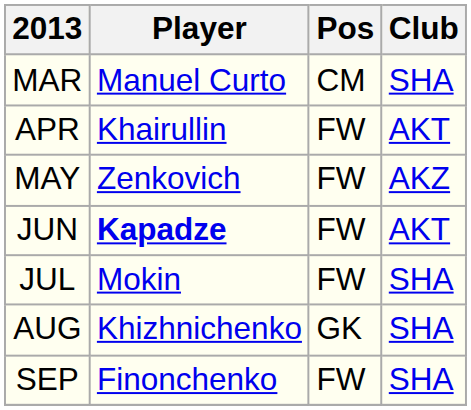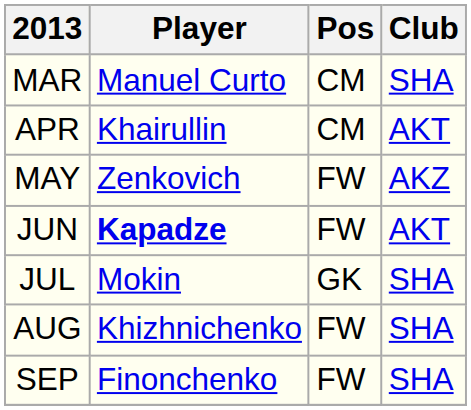(341, 129) FW -> (341, 129) CM
(341, 279) FW -> (339, 279) GK
(339, 329) GK -> (341, 329) FW
